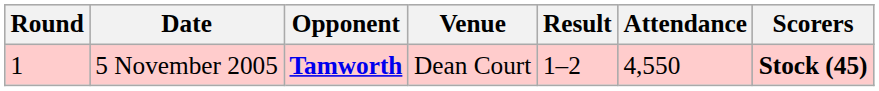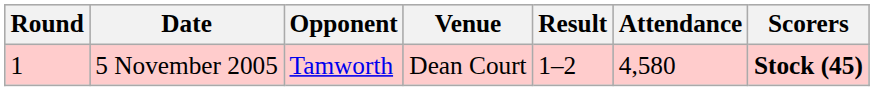(346, 64) bold -> (341, 64) normal
(652, 64) 4,550 -> (647, 64) 4,580
